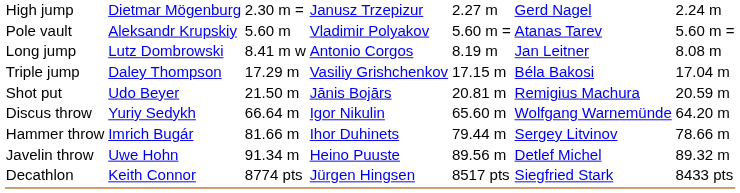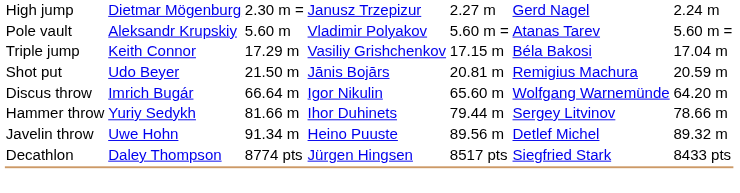- row: (41, 51)
(165, 72) Daley Thompson -> (152, 51) Keith Connor
(152, 113) Yuriy Sedykh -> (151, 93) Imrich Bugár
(151, 134) Imrich Bugár -> (152, 113) Yuriy Sedykh
(152, 175) Keith Connor -> (165, 155) Daley Thompson
